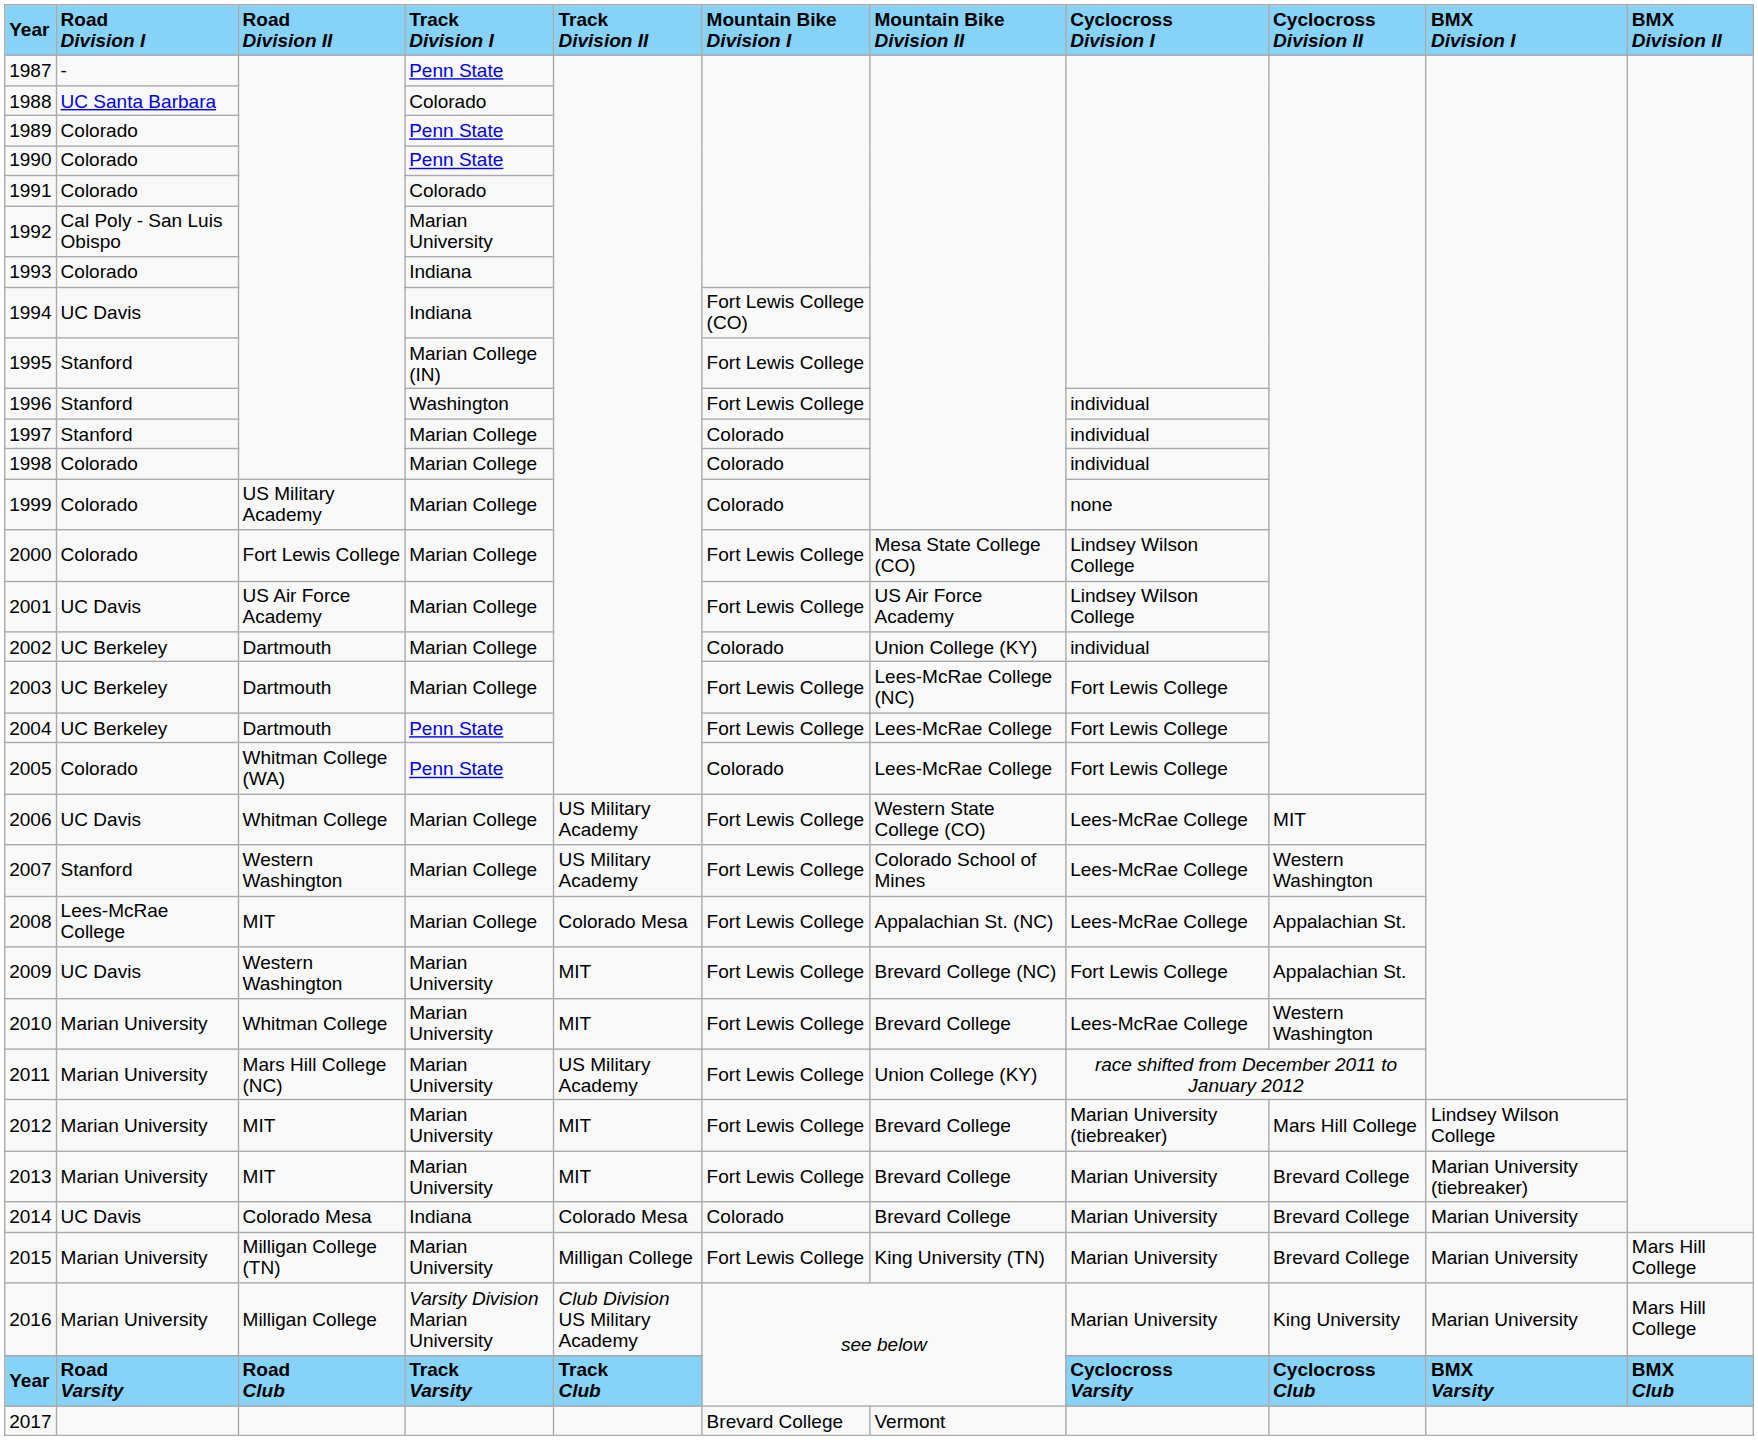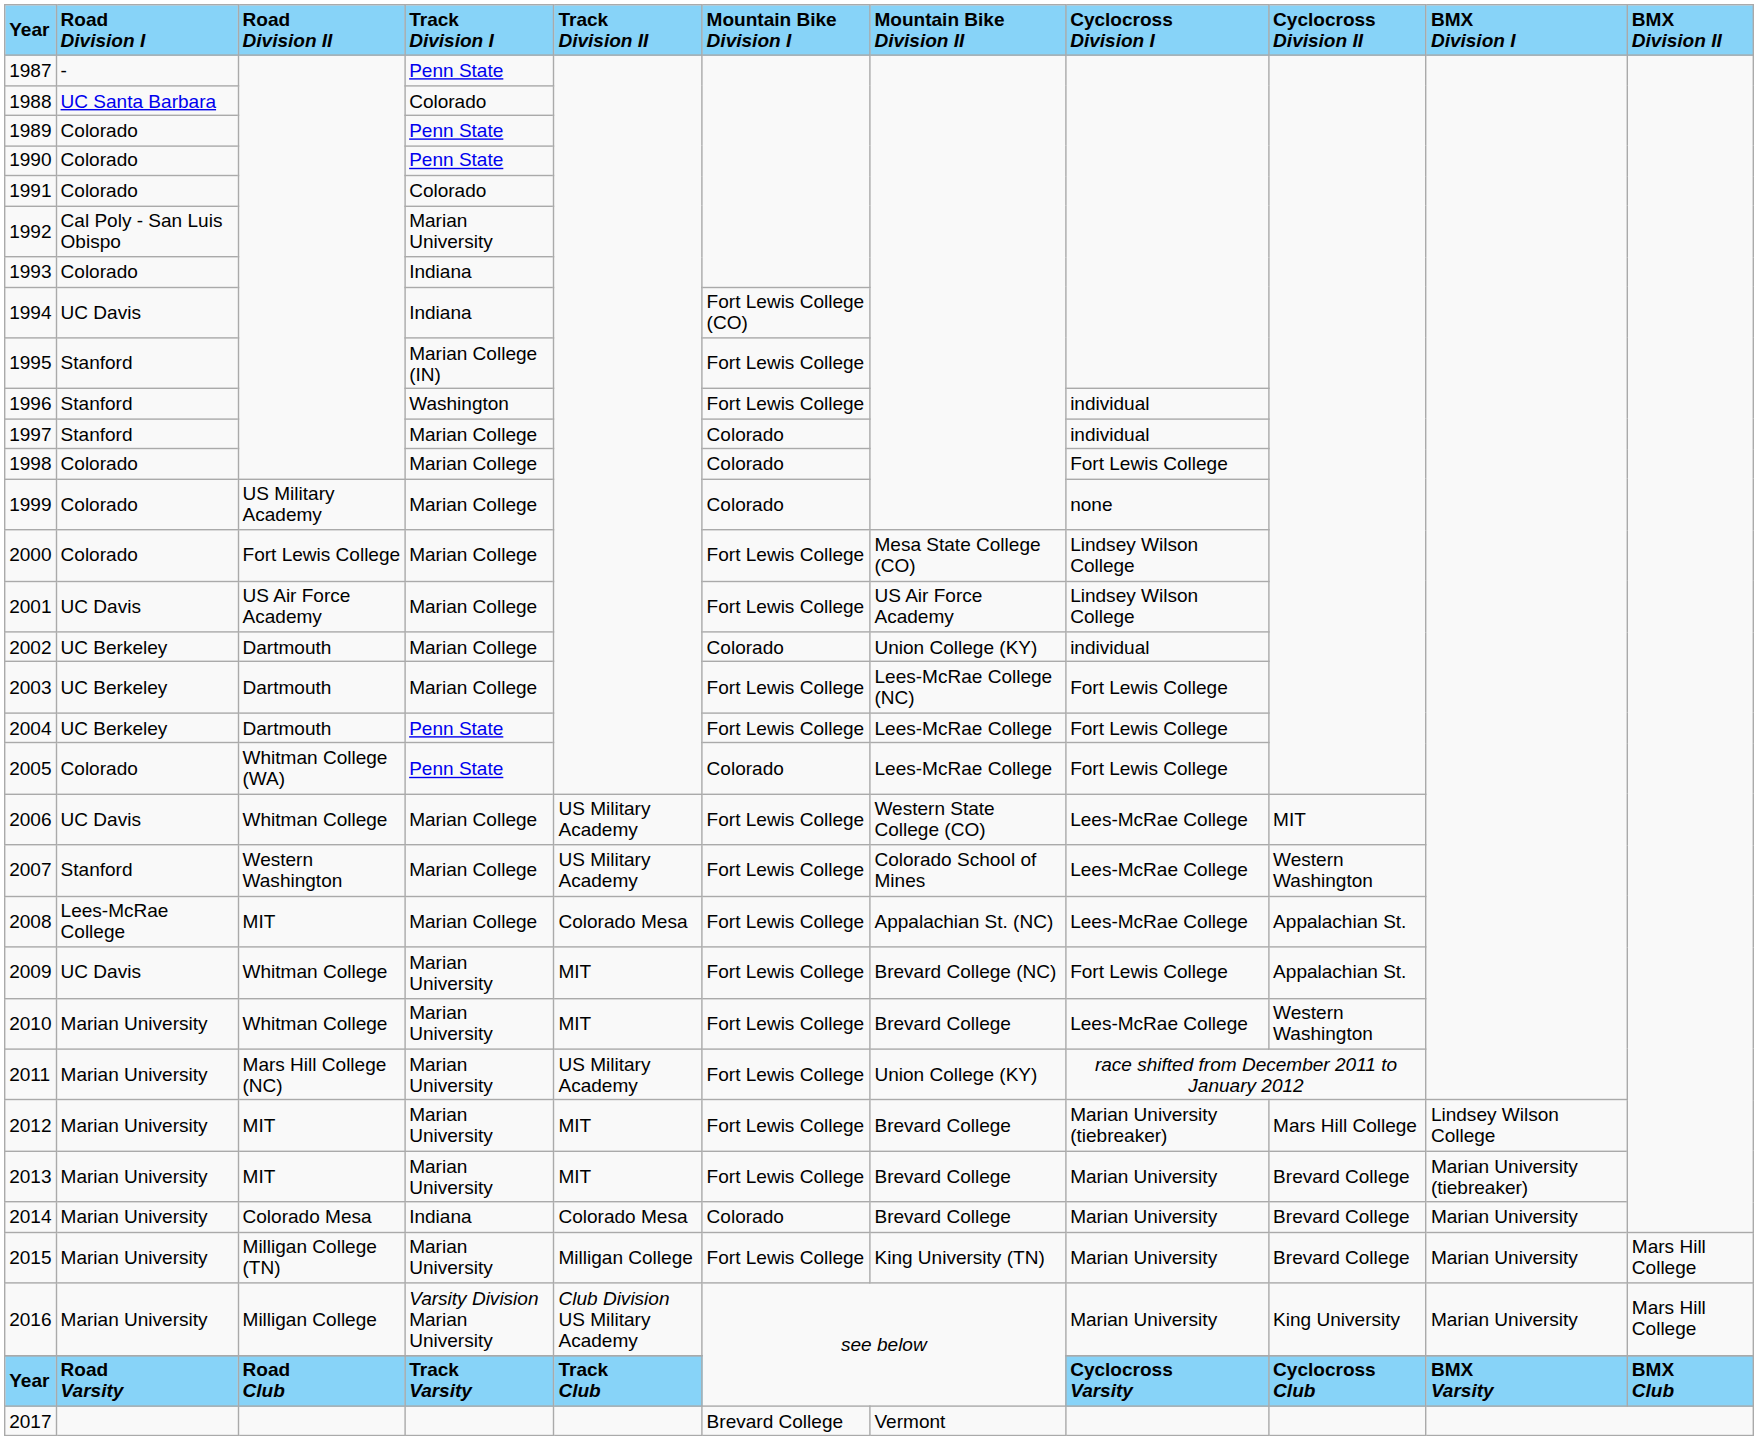(1110, 463) individual -> (1149, 463) Fort Lewis College
(292, 972) Western Washington -> (315, 972) Whitman College
(101, 1217) UC Davis -> (134, 1217) Marian University
